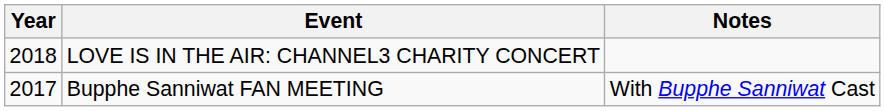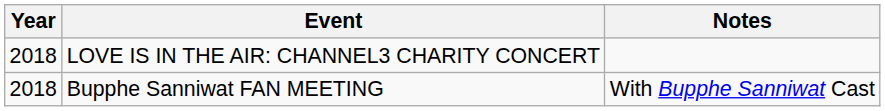(33, 88) 2017 -> (33, 88) 2018
